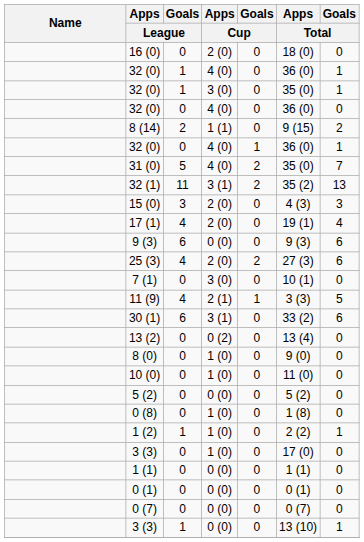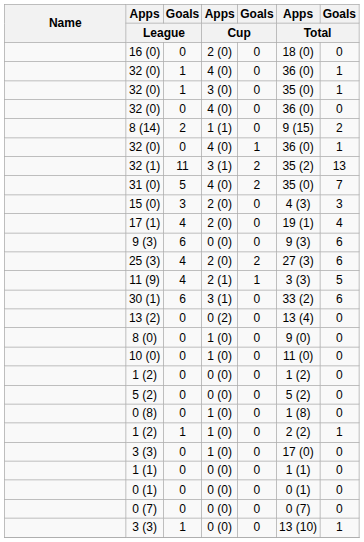rows swapped: (145, 185) <-> (145, 166)
- row: (145, 280)
+ row: (145, 375)
